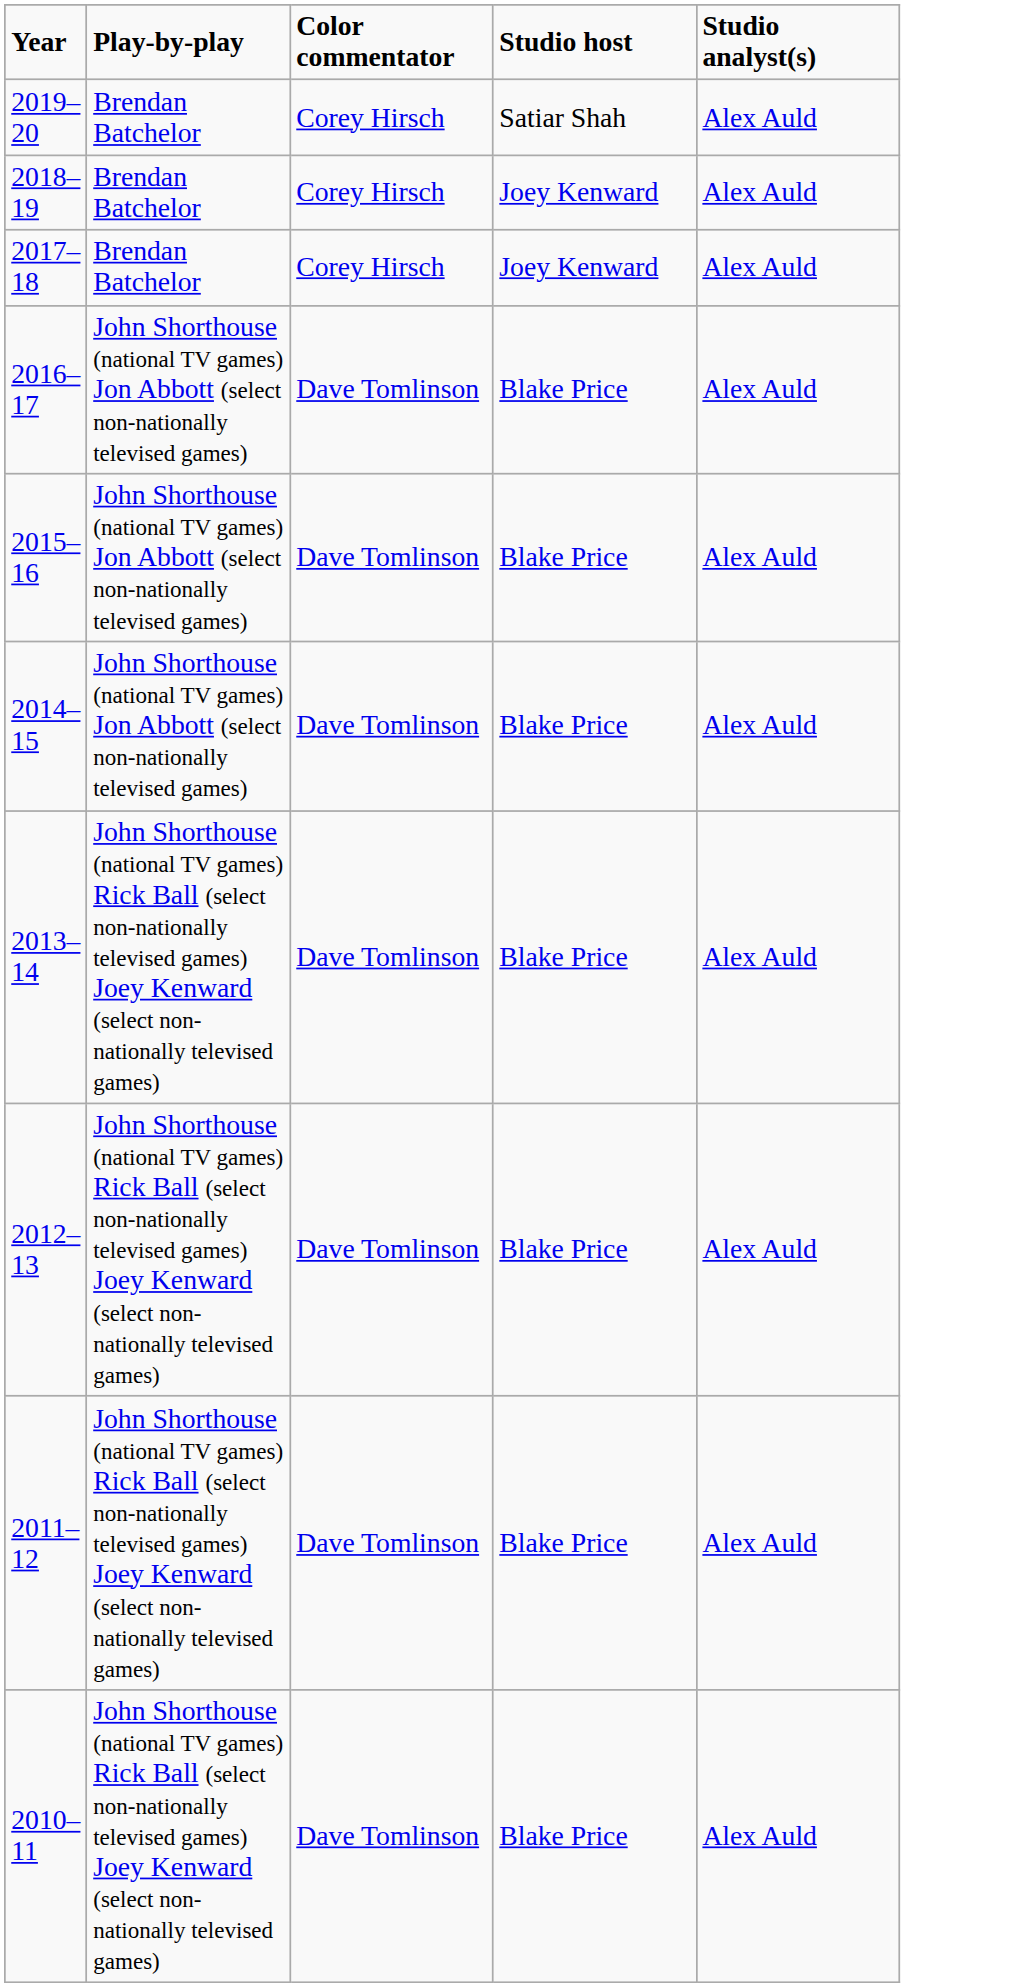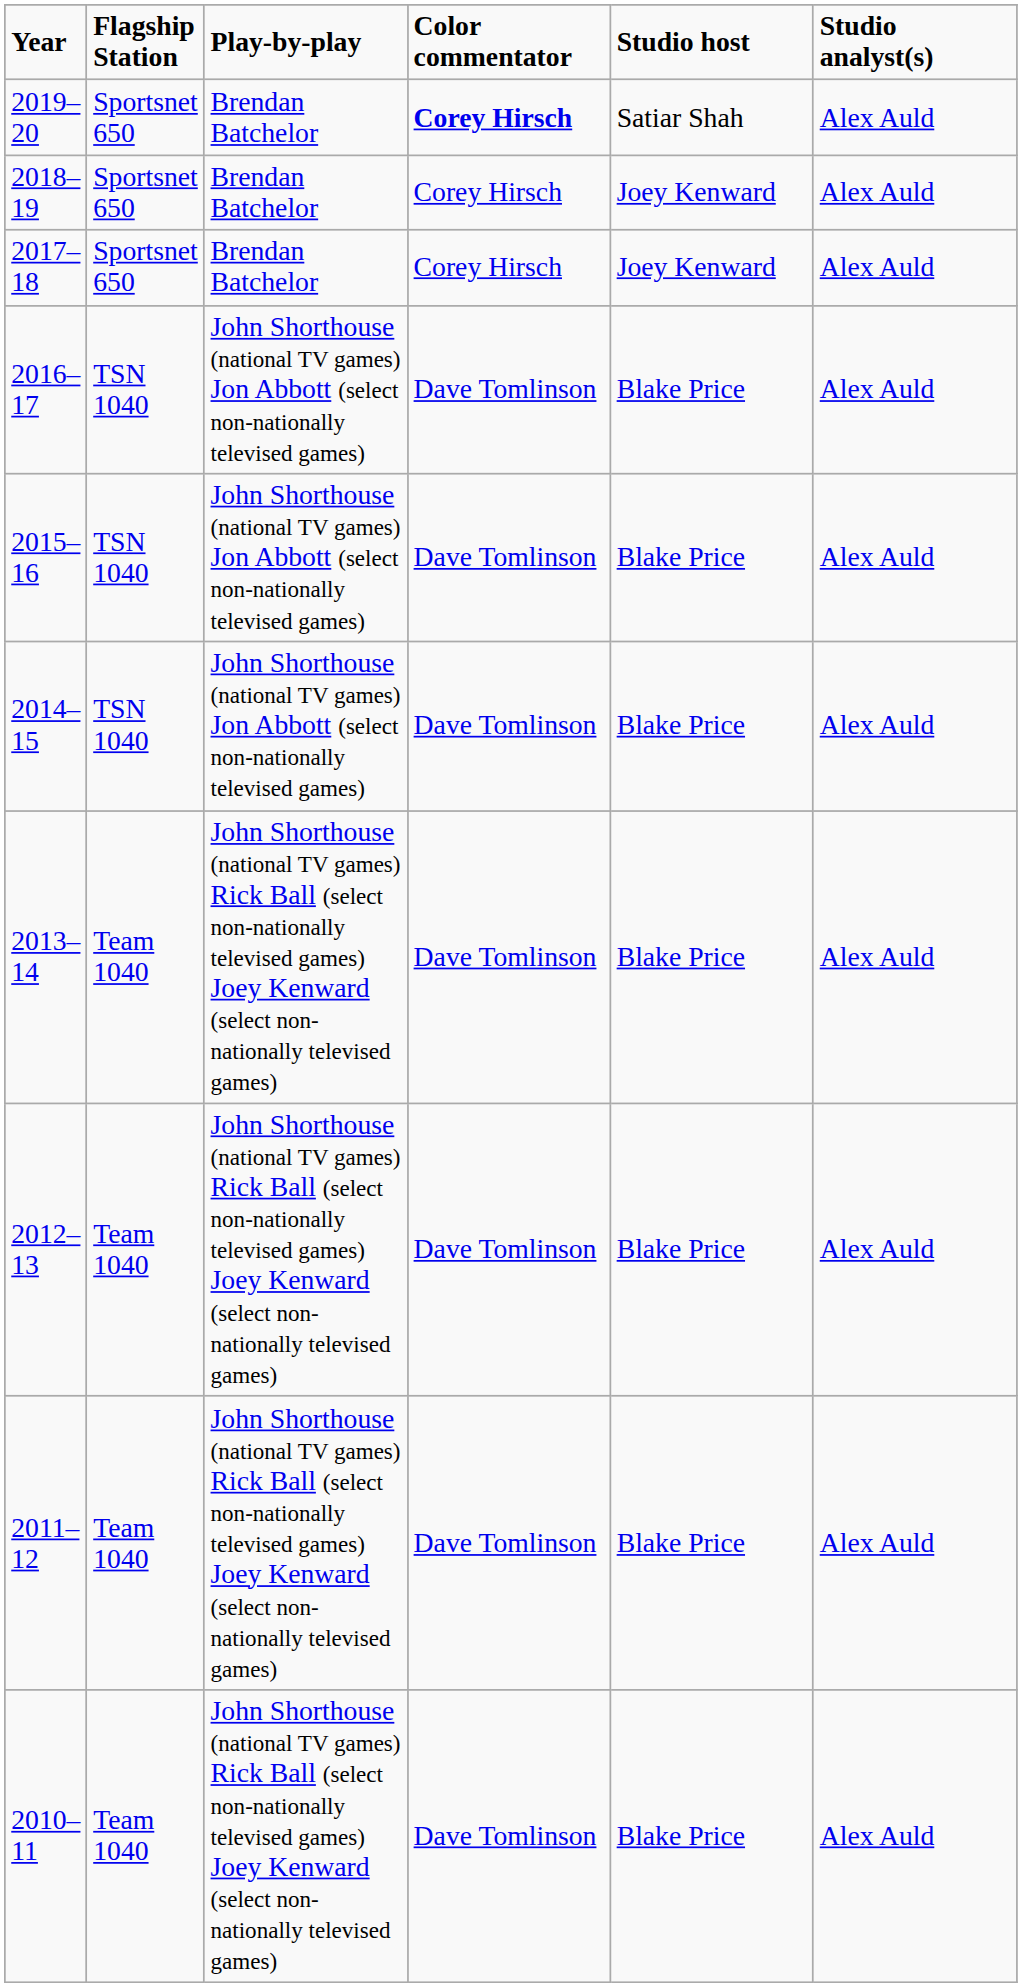+ column: (144, 42)
(370, 117) normal -> (493, 117) bold
